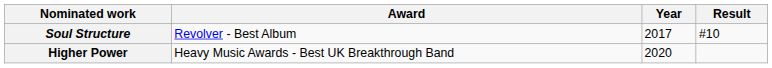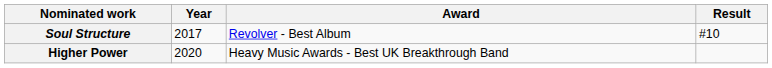columns swapped: (669, 14) <-> (407, 14)
